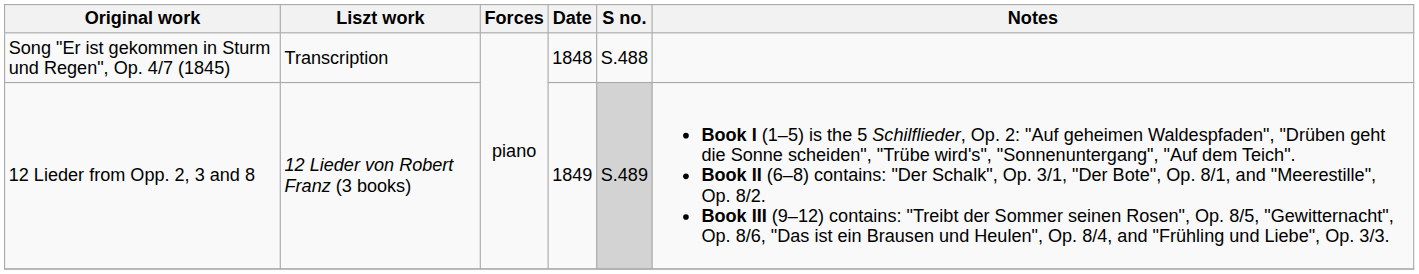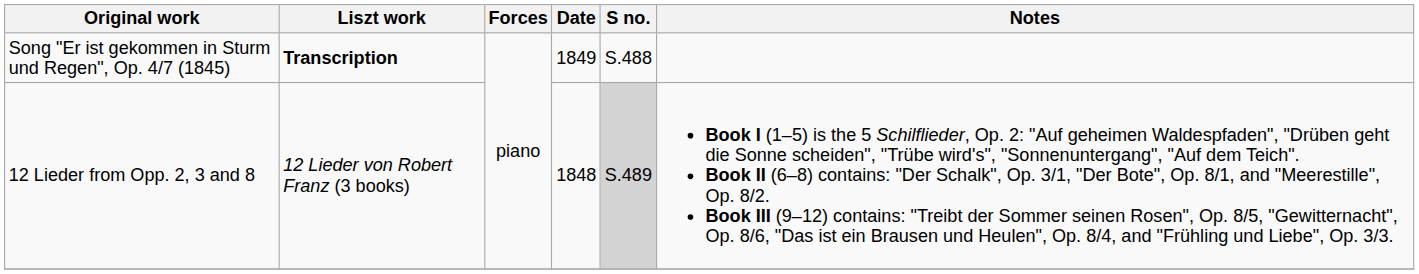(336, 57) normal -> (341, 57) bold
(572, 57) 1848 -> (576, 57) 1849
(572, 175) 1849 -> (576, 175) 1848
